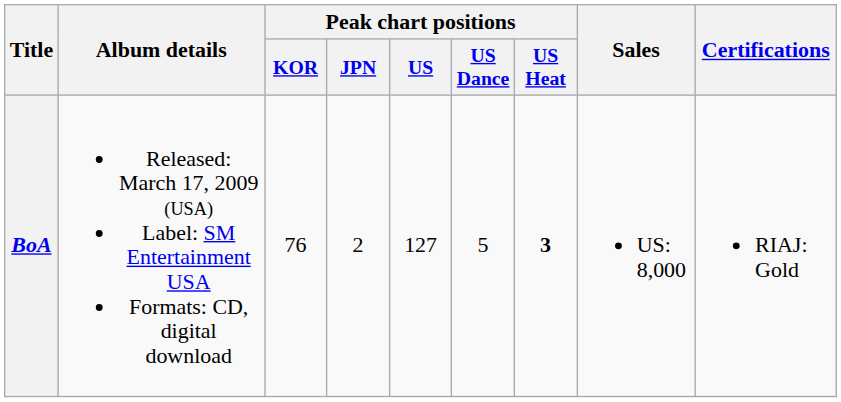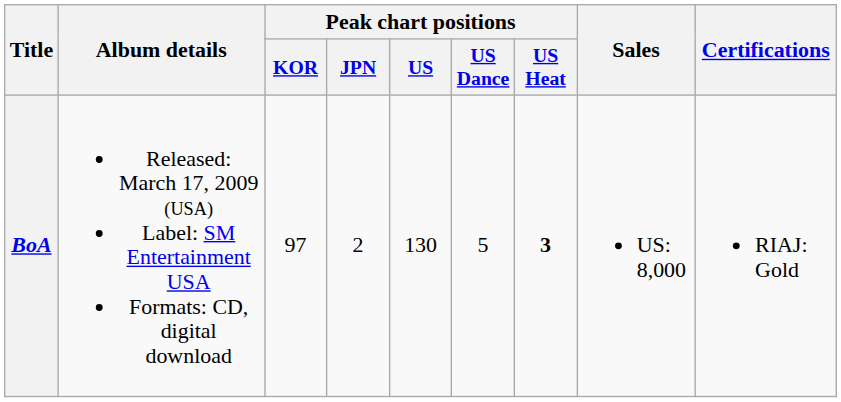(296, 245) 76 -> (296, 245) 97
(421, 245) 127 -> (421, 245) 130
